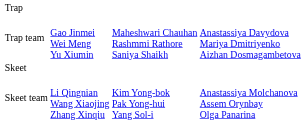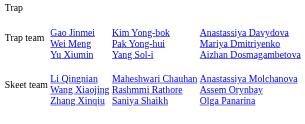(155, 43) Maheshwari Chauhan Rashmmi Rathore Saniya Shaikh -> (141, 43) Kim Yong-bok Pak Yong-hui Yang Sol-i
- row: (16, 68)
(141, 103) Kim Yong-bok Pak Yong-hui Yang Sol-i -> (155, 90) Maheshwari Chauhan Rashmmi Rathore Saniya Shaikh
